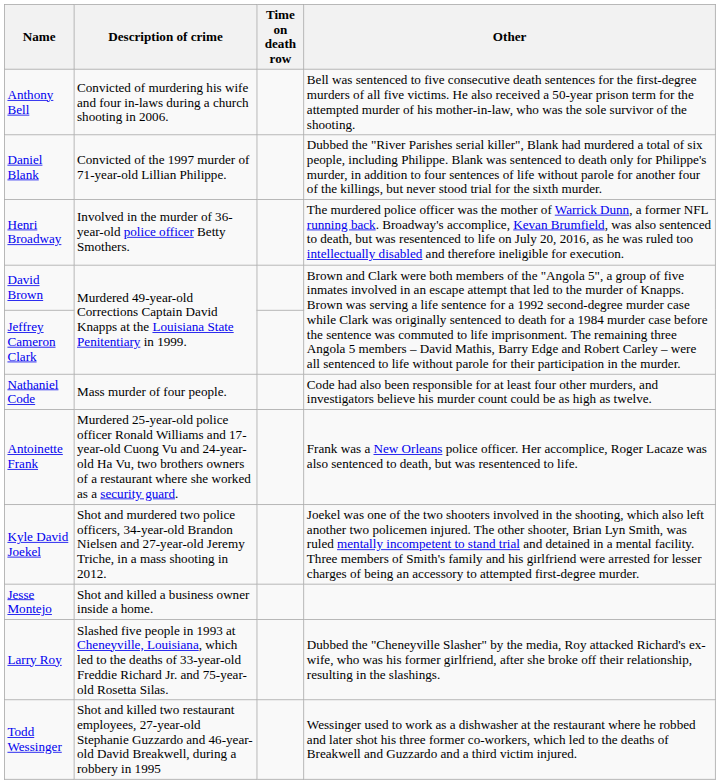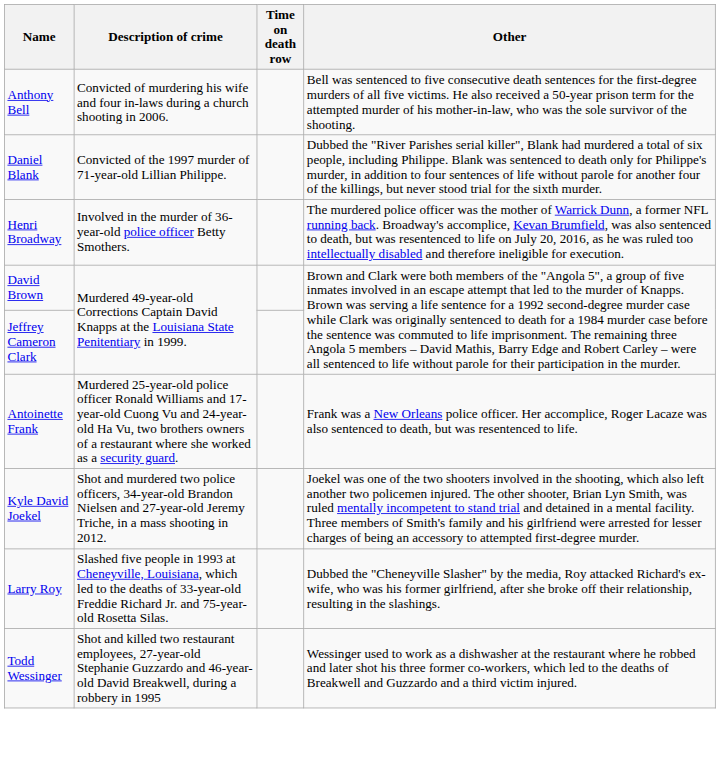- row: (33, 392)
- row: (30, 602)
